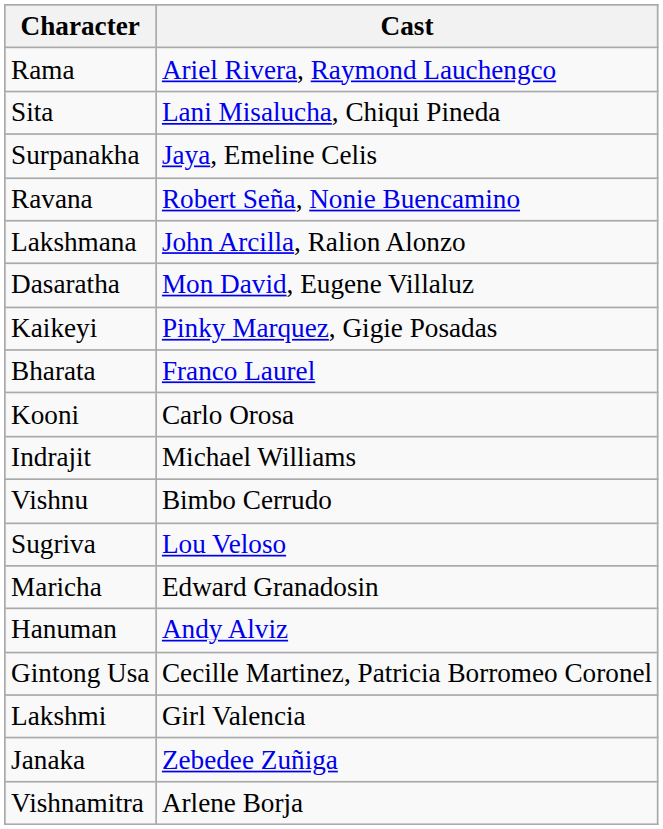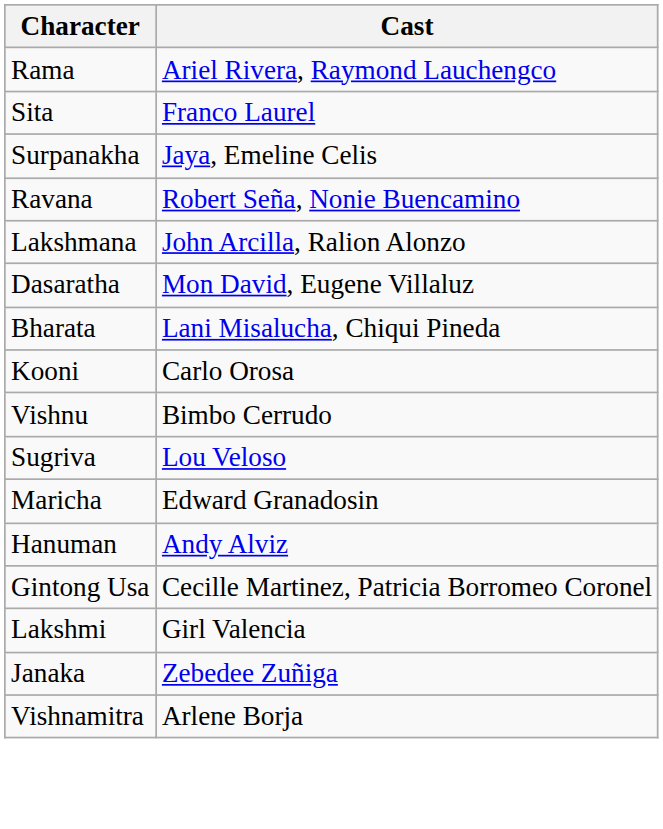(331, 112) Lani Misalucha, Chiqui Pineda -> (239, 112) Franco Laurel
- row: (54, 328)
(239, 371) Franco Laurel -> (331, 328) Lani Misalucha, Chiqui Pineda
- row: (51, 457)
